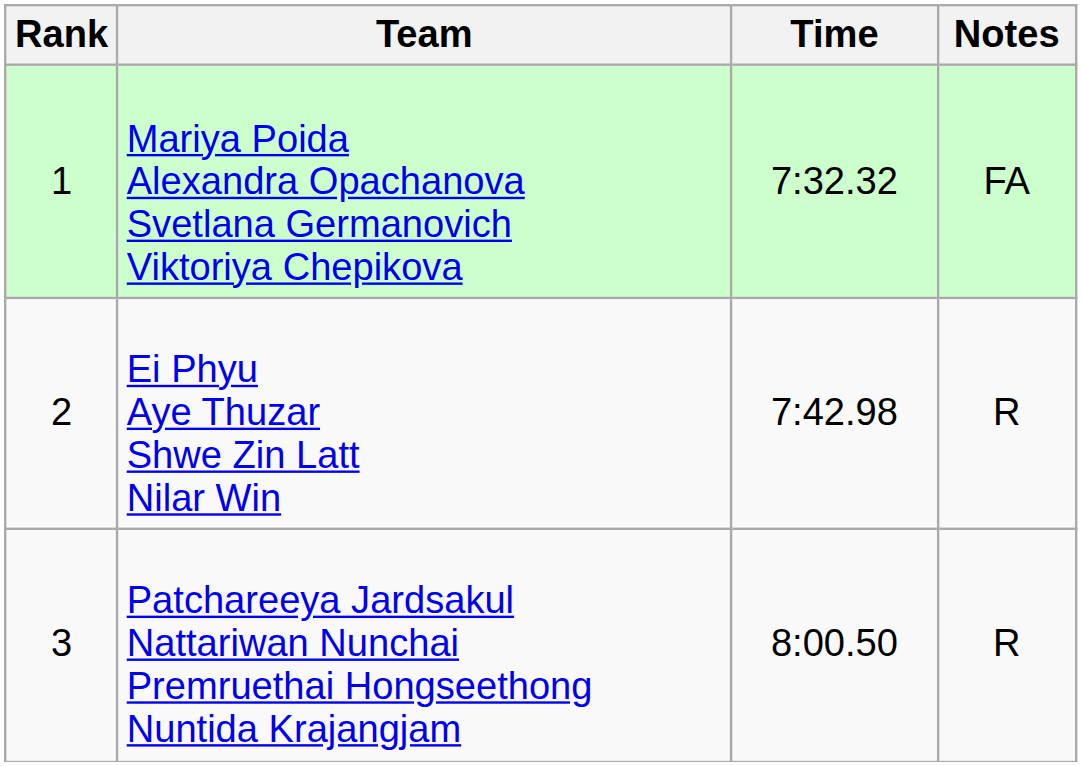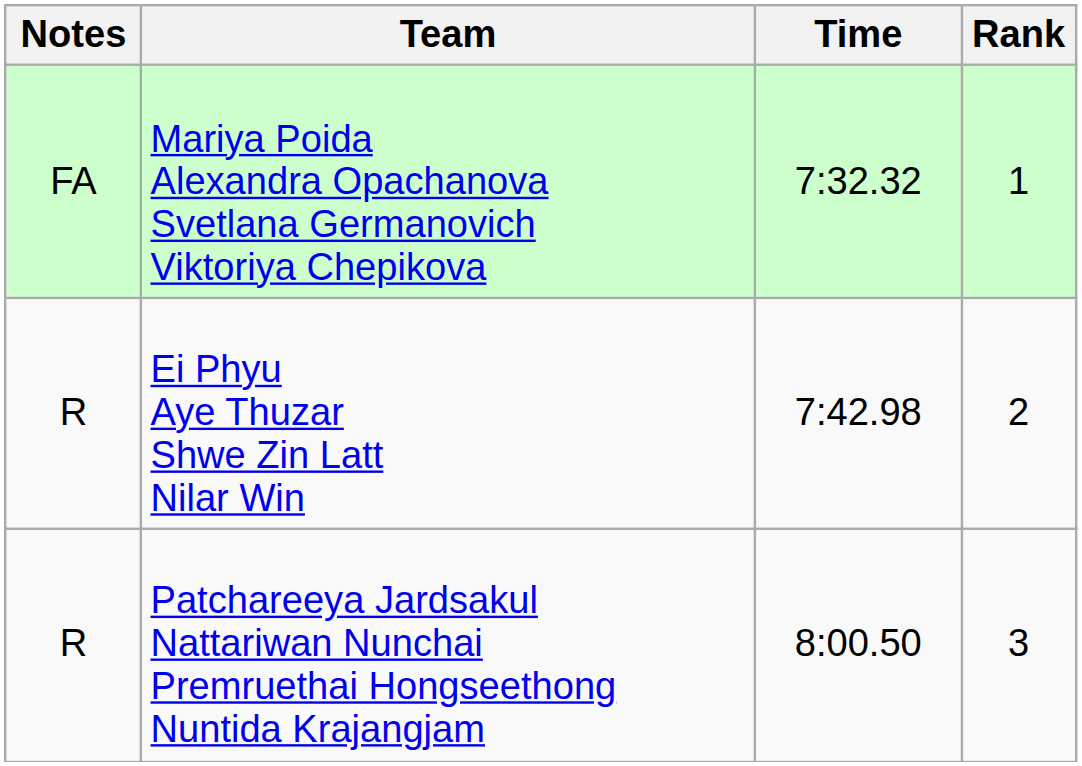columns swapped: (62, 34) <-> (1007, 34)
